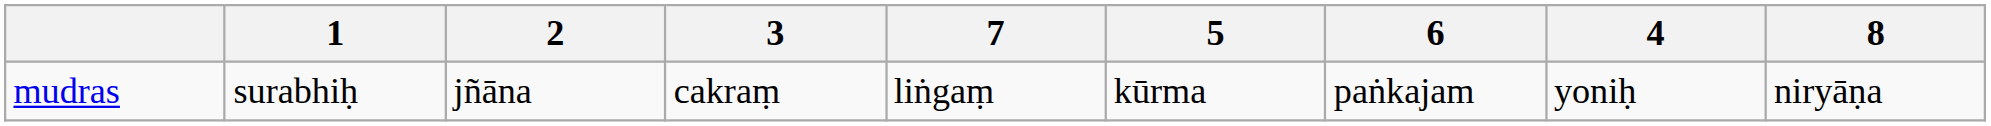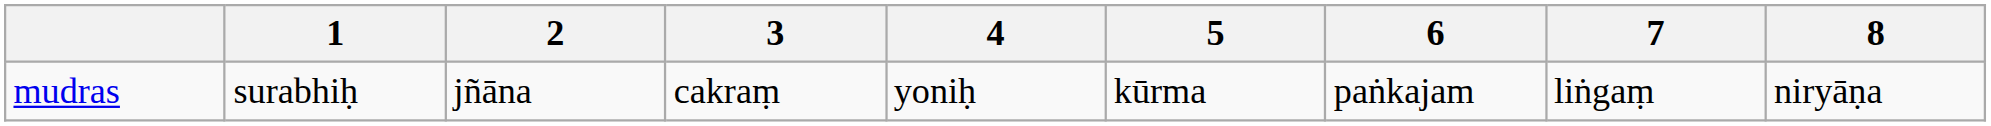columns swapped: (1656, 33) <-> (995, 33)
